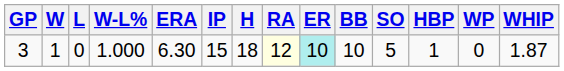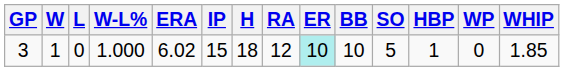(177, 50) 6.30 -> (177, 50) 6.02
(281, 50) lightyellow background -> (281, 50) no background
(529, 50) 1.87 -> (529, 50) 1.85
